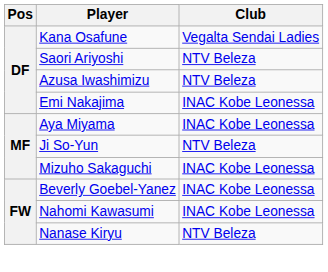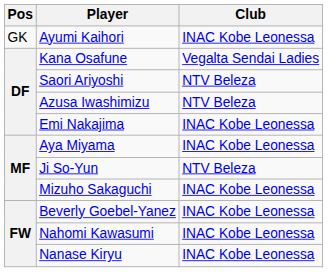+ row: (82, 37)
(219, 233) NTV Beleza -> (248, 255) INAC Kobe Leonessa
